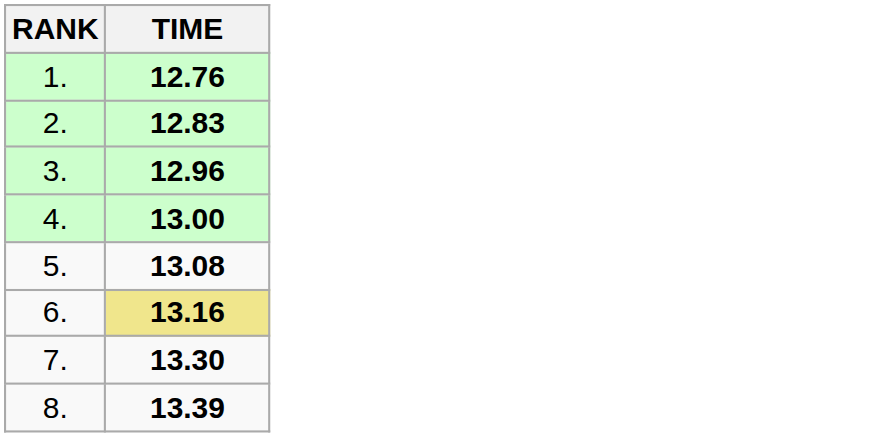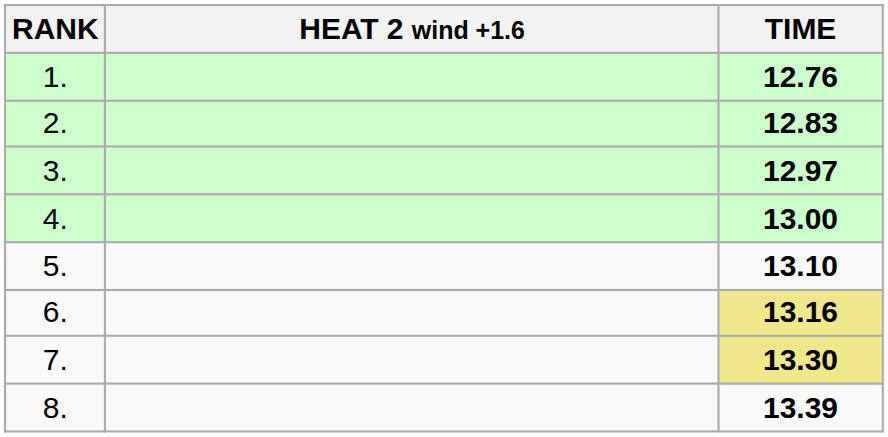+ column: (412, 29)
(187, 171) 12.96 -> (801, 171) 12.97
(187, 266) 13.08 -> (801, 266) 13.10
(187, 360) no background -> (801, 360) khaki background
